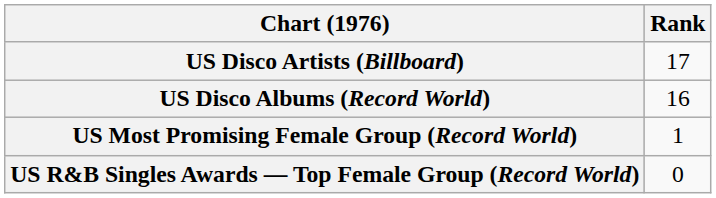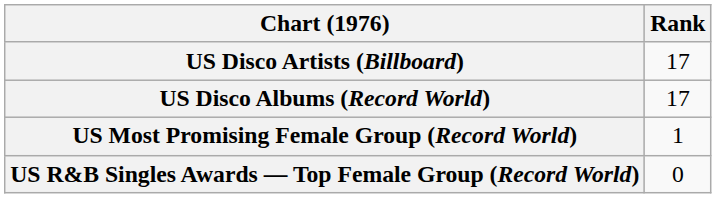(678, 98) 16 -> (678, 98) 17
